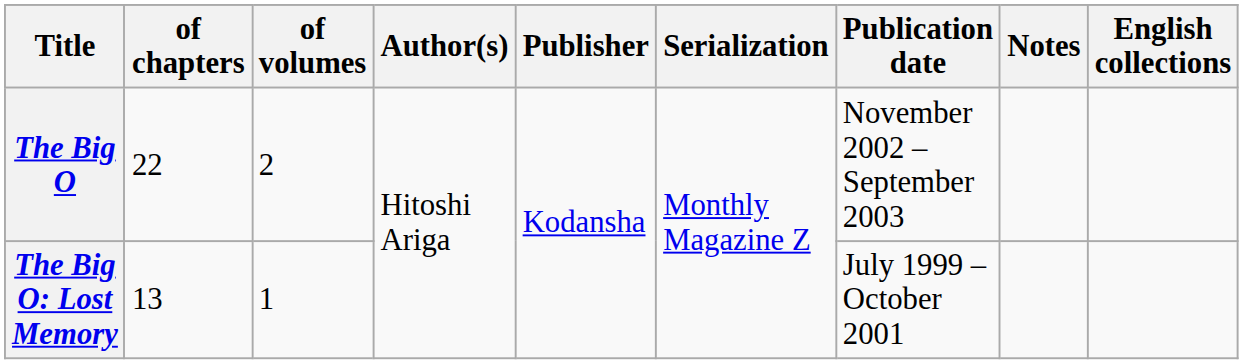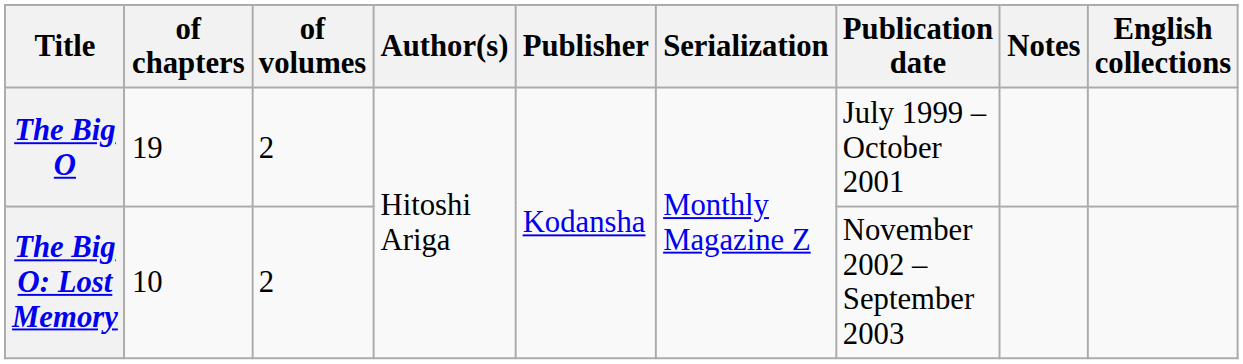(147, 163) 22 -> (147, 146) 19
(909, 163) November 2002 – September 2003 -> (915, 146) July 1999 – October 2001
(147, 299) 13 -> (147, 281) 10
(266, 299) 1 -> (266, 281) 2
(915, 299) July 1999 – October 2001 -> (909, 281) November 2002 – September 2003
